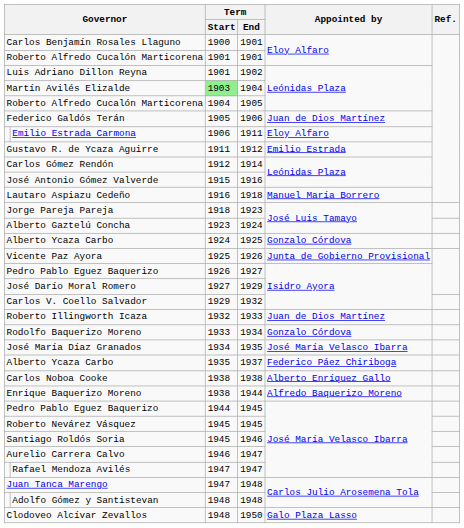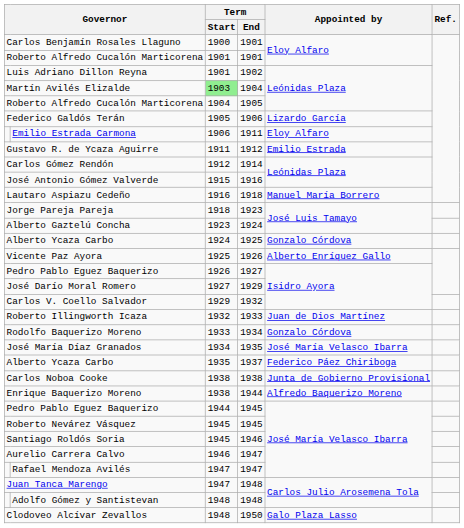(326, 119) Juan de Dios Martínez -> (306, 119) Lizardo García
(349, 256) Junta de Gobierno Provisional -> (329, 256) Alberto Enríquez Gallo
(329, 378) Alberto Enríquez Gallo -> (349, 378) Junta de Gobierno Provisional
